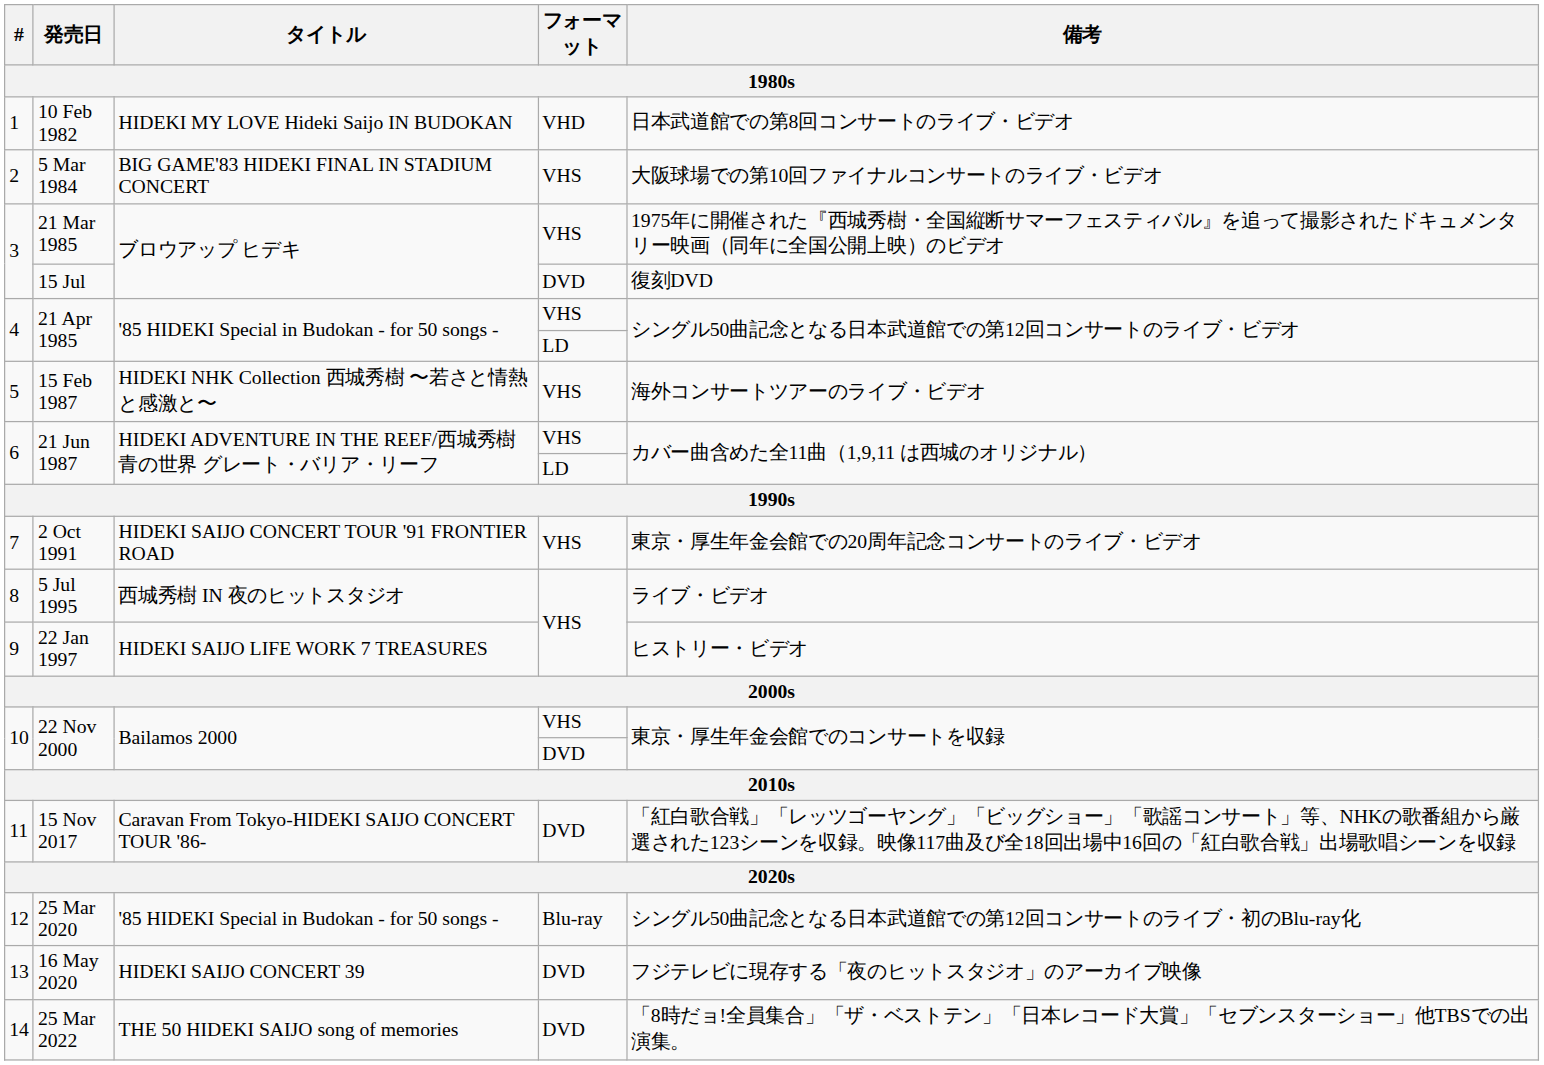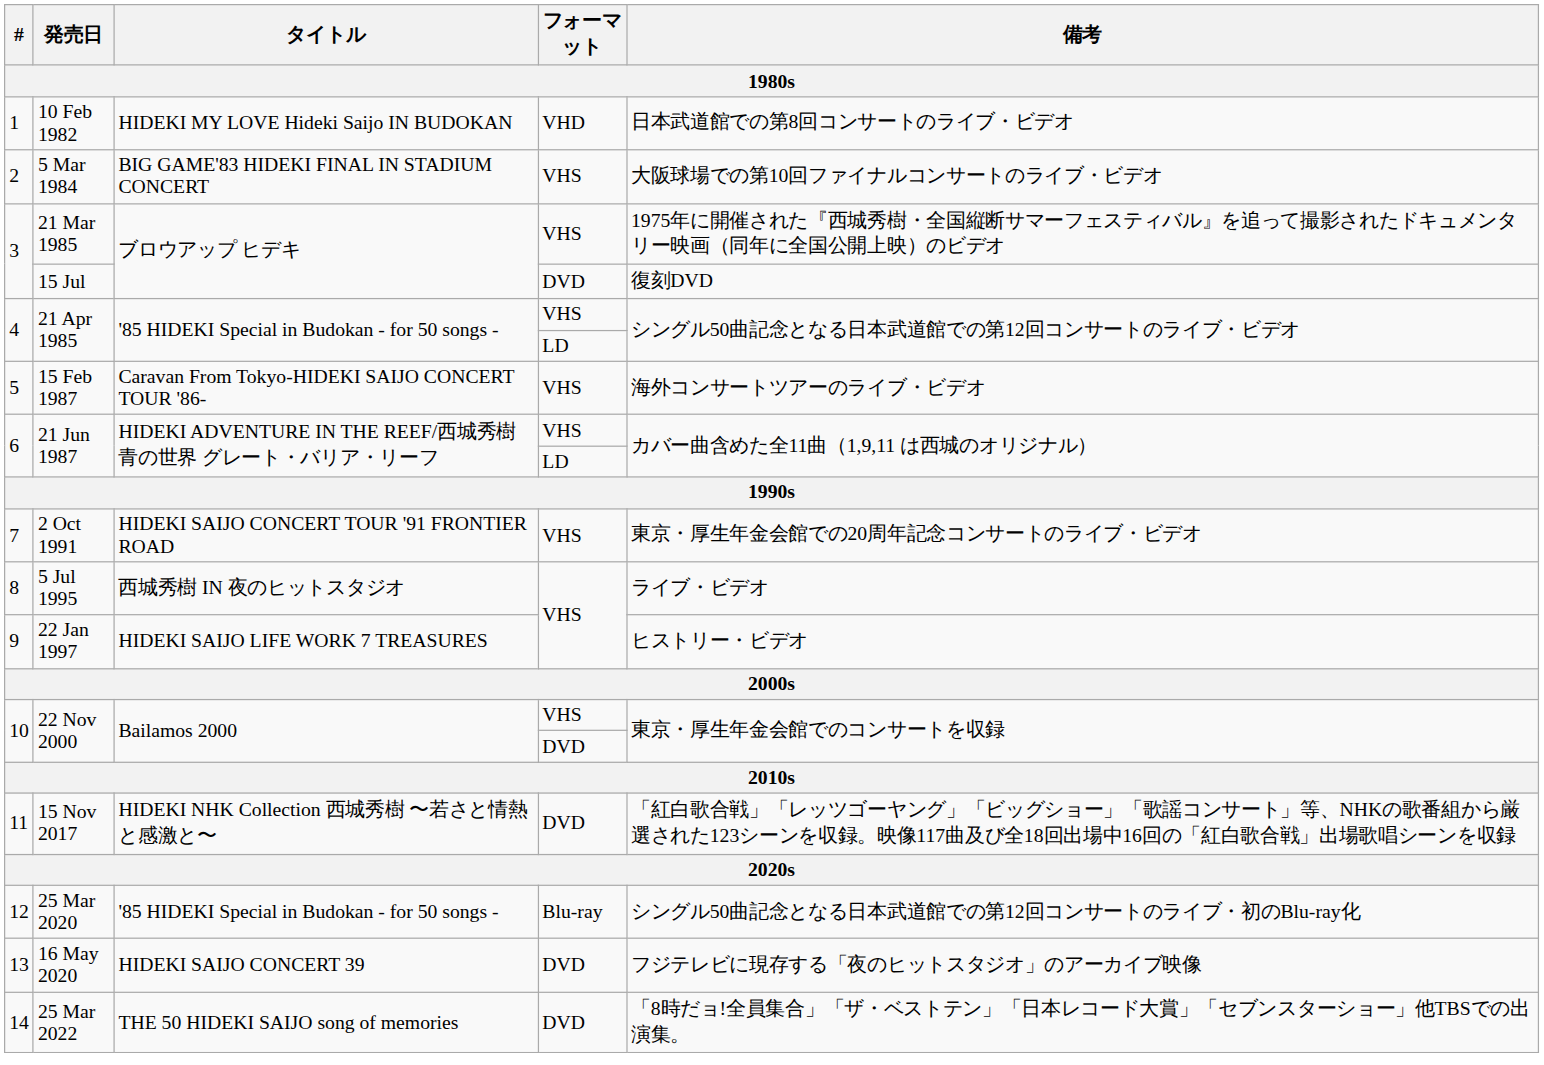(323, 390) HIDEKI NHK Collection 西城秀樹 〜若さと情熱と感激と〜 -> (316, 387) Caravan From Tokyo-HIDEKI SAIJO CONCERT TOUR '86-
(316, 830) Caravan From Tokyo-HIDEKI SAIJO CONCERT TOUR '86- -> (323, 822) HIDEKI NHK Collection 西城秀樹 〜若さと情熱と感激と〜
